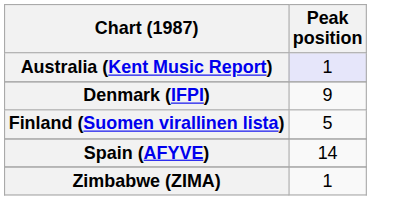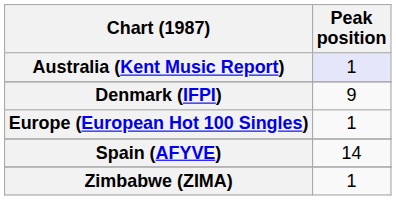+ row: (159, 124)
- row: (147, 124)
